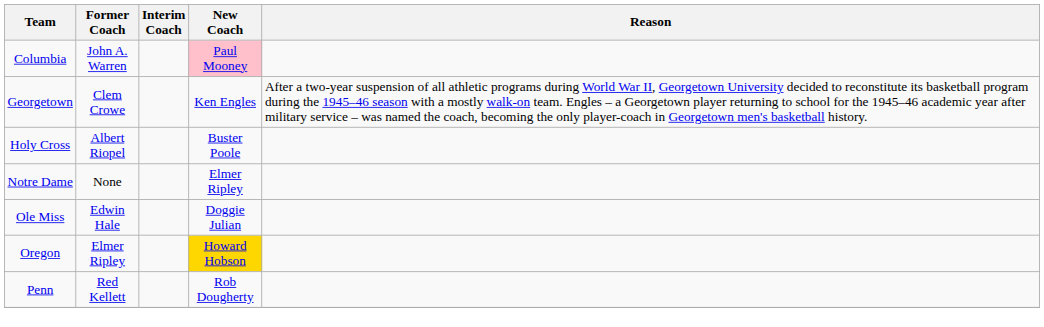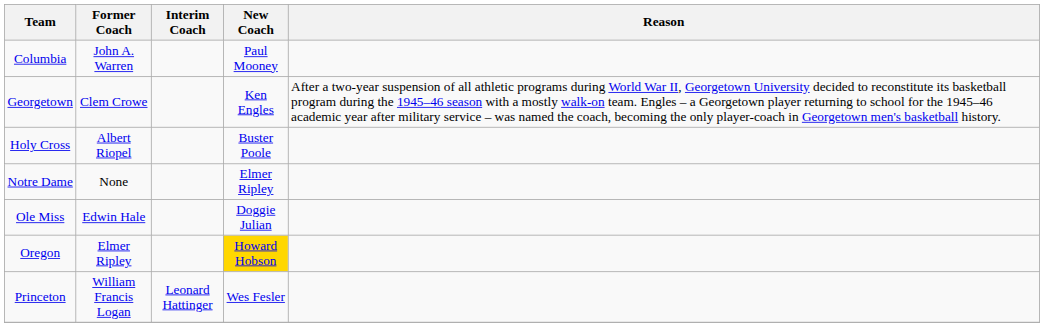(225, 58) pink background -> (256, 58) no background
- row: (40, 289)
+ row: (40, 296)
